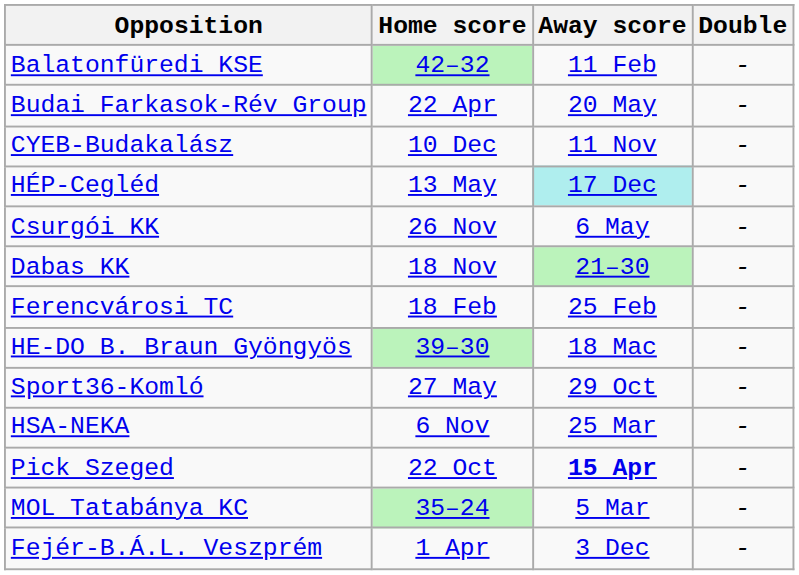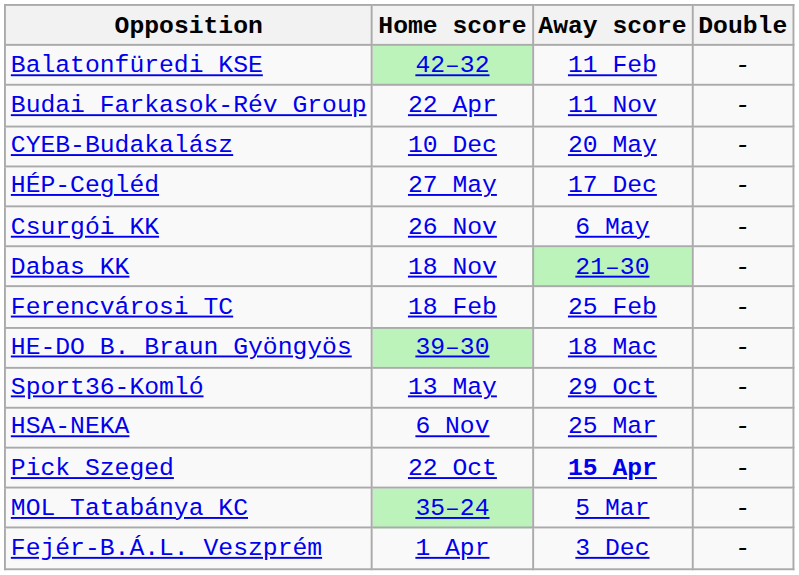(612, 106) 20 May -> (612, 106) 11 Nov
(612, 146) 11 Nov -> (612, 146) 20 May
(452, 186) 13 May -> (452, 186) 27 May
(612, 186) paleturquoise background -> (612, 186) no background
(452, 387) 27 May -> (452, 387) 13 May
